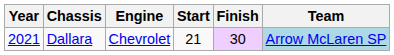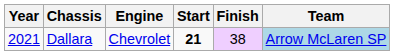(193, 39) normal -> (193, 39) bold
(238, 39) 30 -> (238, 39) 38
